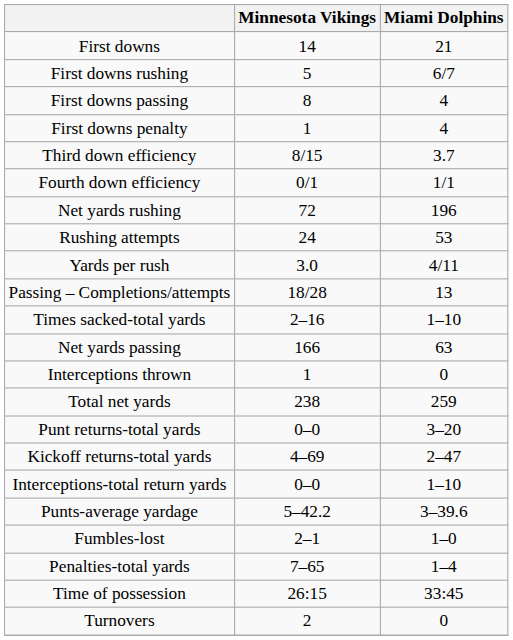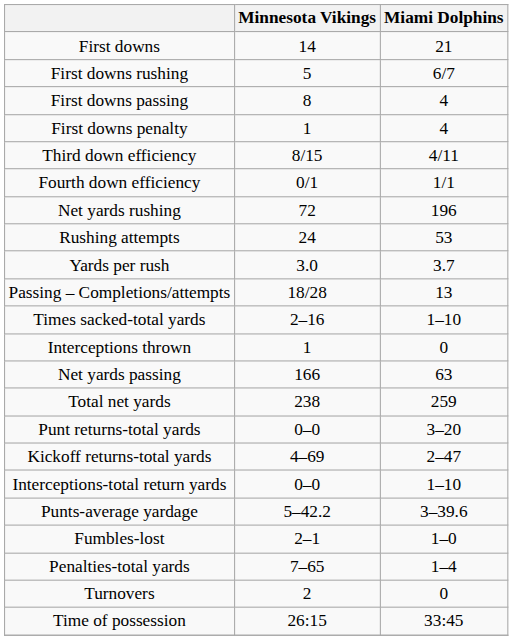(444, 155) 3.7 -> (444, 155) 4/11
(444, 264) 4/11 -> (444, 264) 3.7
rows swapped: (119, 374) <-> (119, 347)
rows swapped: (119, 593) <-> (119, 621)
